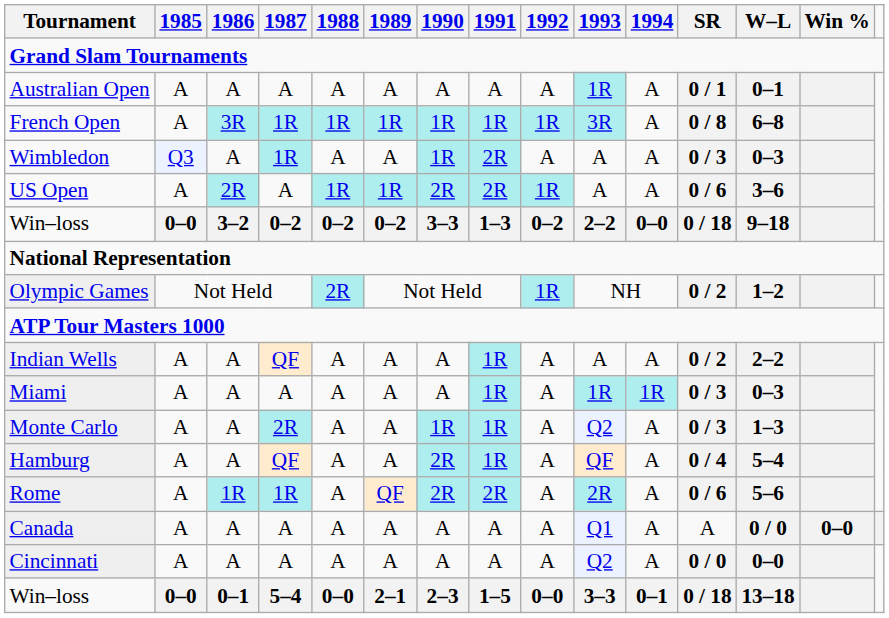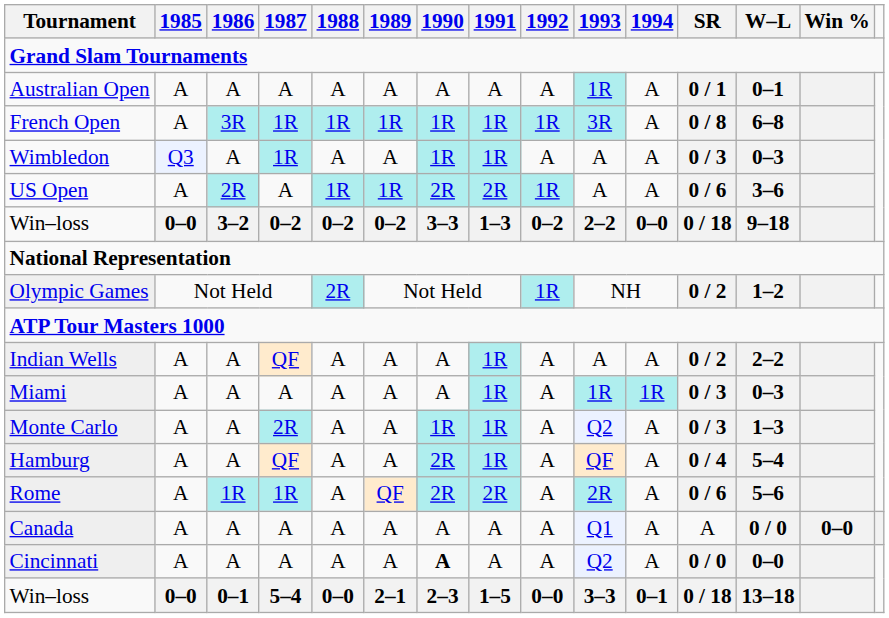(495, 156) 2R -> (495, 156) 1R
(443, 561) normal -> (443, 561) bold
